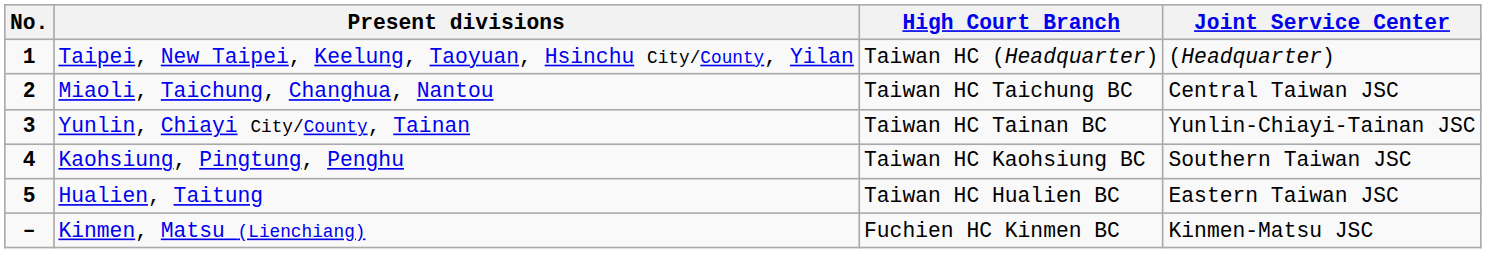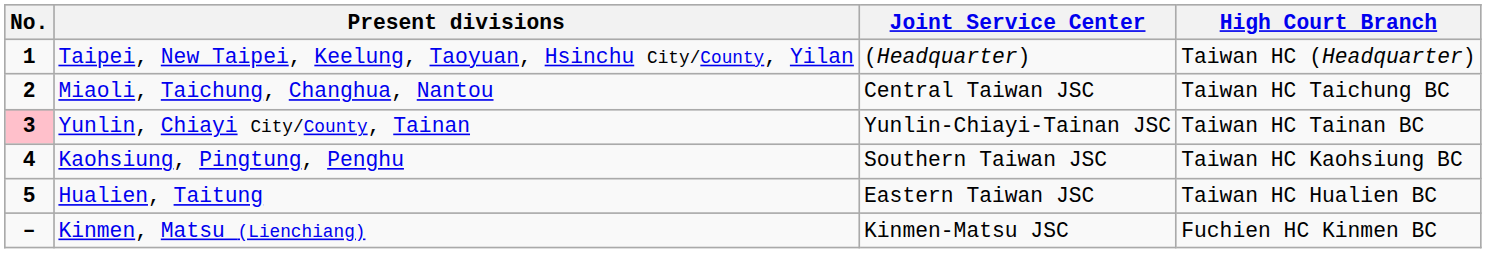columns swapped: (1322, 22) <-> (1011, 22)
(29, 126) no background -> (29, 126) pink background
